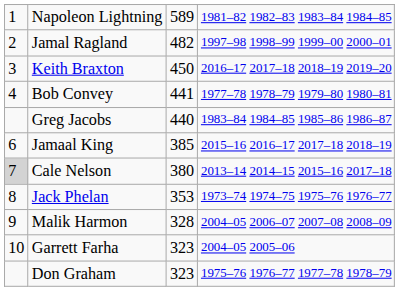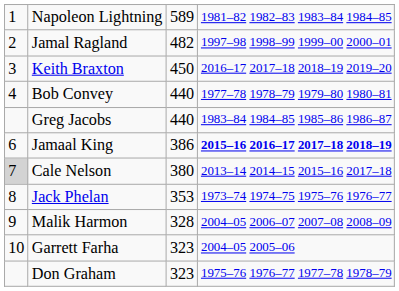(182, 94) 441 -> (182, 94) 440
(182, 145) 385 -> (182, 145) 386
(296, 145) normal -> (296, 145) bold
